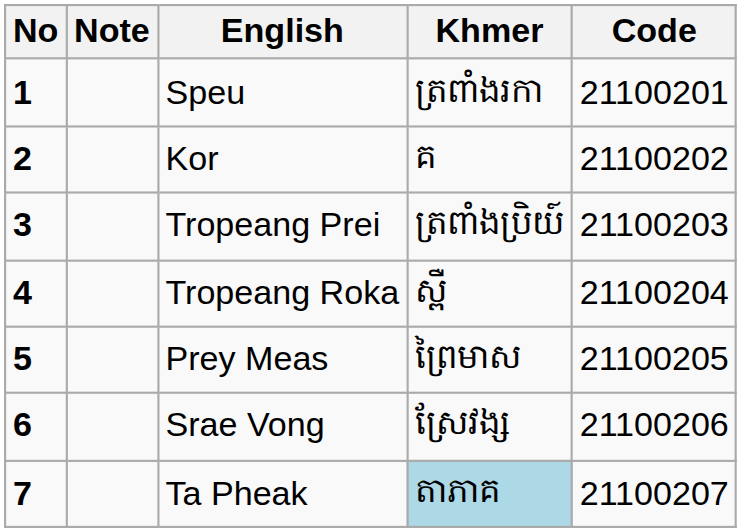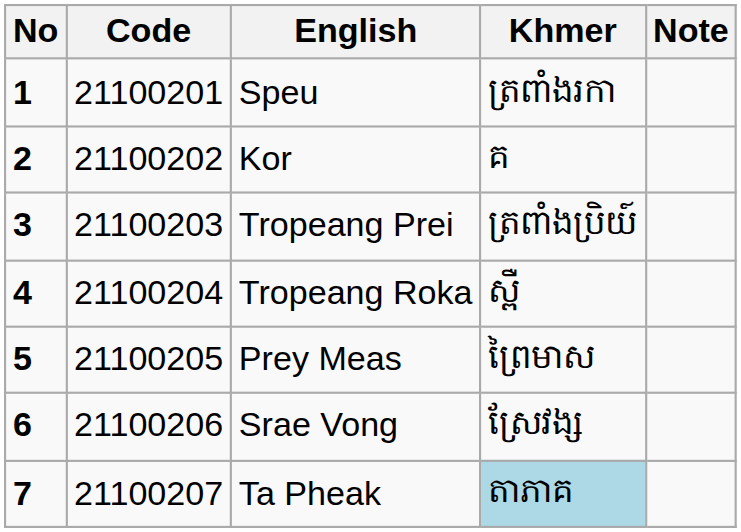columns swapped: (654, 31) <-> (112, 31)
